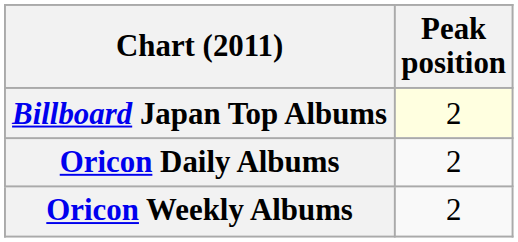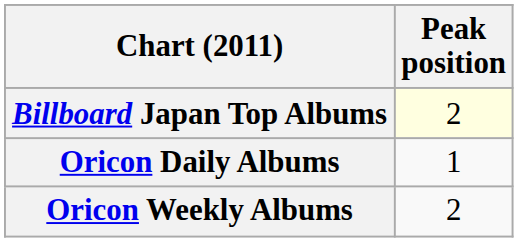(454, 161) 2 -> (454, 161) 1
